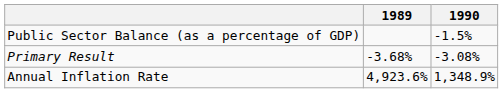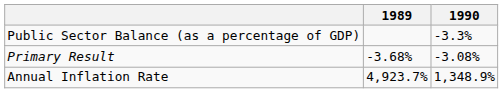(453, 36) -1.5% -> (453, 36) -3.3%
(397, 77) 4,923.6% -> (397, 77) 4,923.7%
